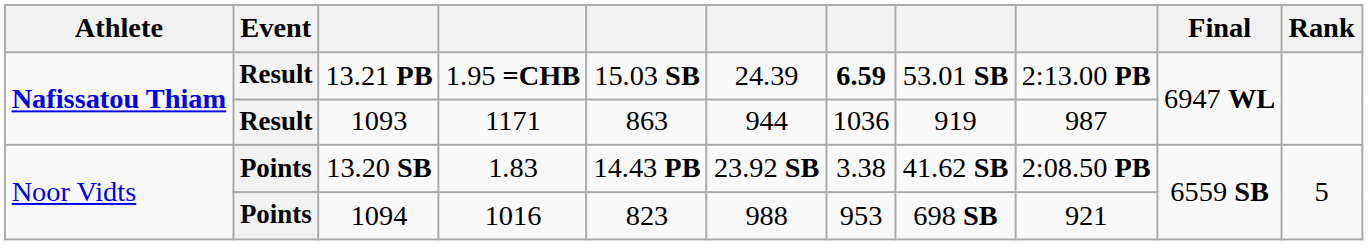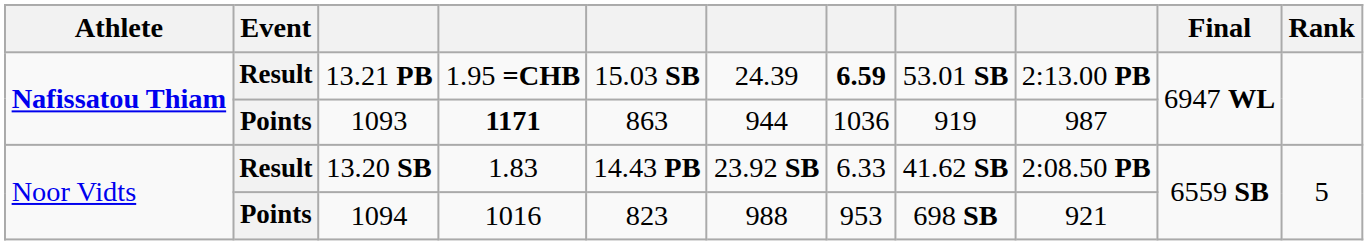(276, 121) Result -> (276, 121) Points
(513, 121) normal -> (513, 121) bold
(276, 168) Points -> (276, 168) Result
(861, 168) 3.38 -> (861, 168) 6.33
